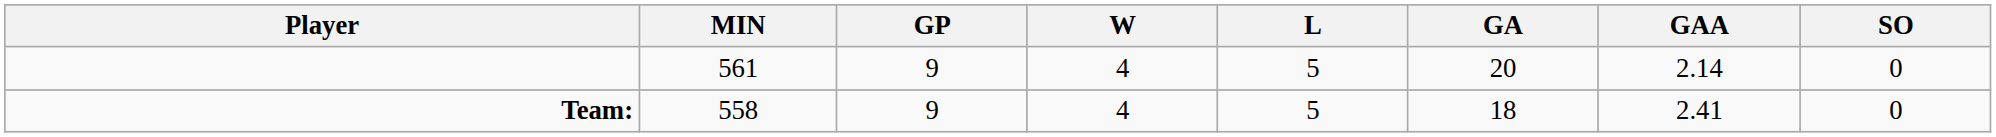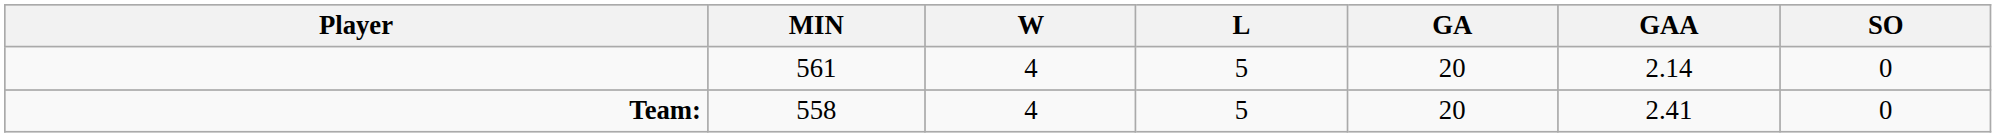- column: (932, 25)
(1503, 110) 18 -> (1452, 110) 20
